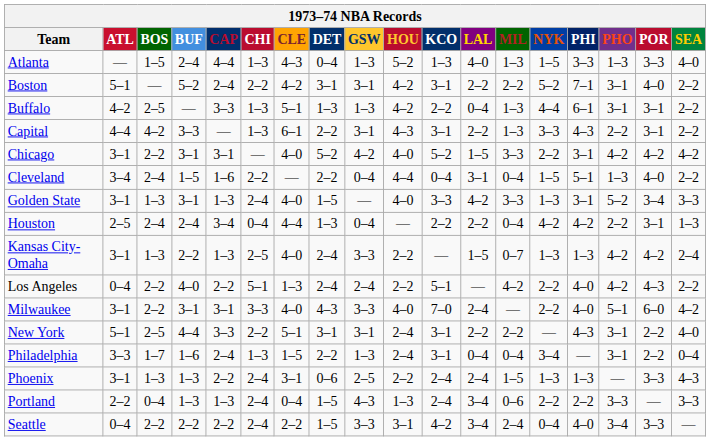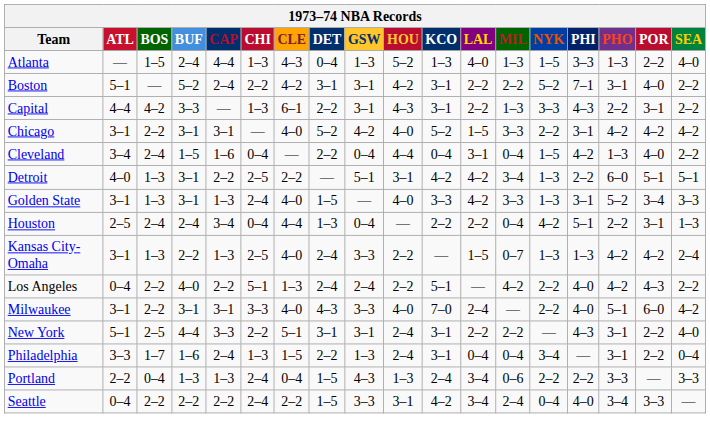(654, 62) 3–3 -> (654, 62) 2–2
- row: (29, 108)
(258, 177) 2–2 -> (258, 154) 0–4
(583, 177) 5–1 -> (583, 154) 4–2
+ row: (28, 177)
(583, 223) 4–2 -> (583, 223) 5–1
- row: (31, 378)
